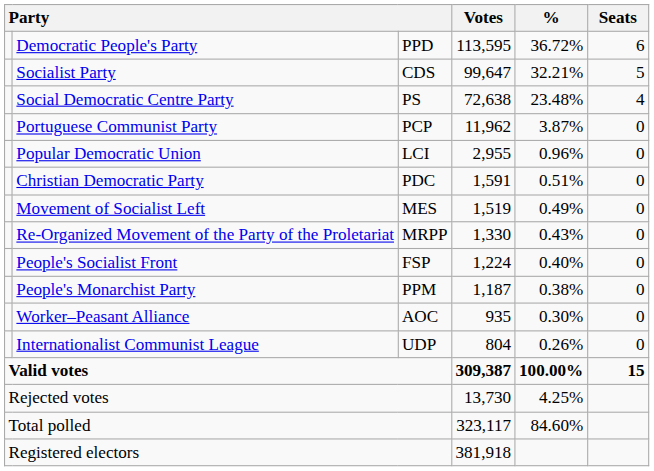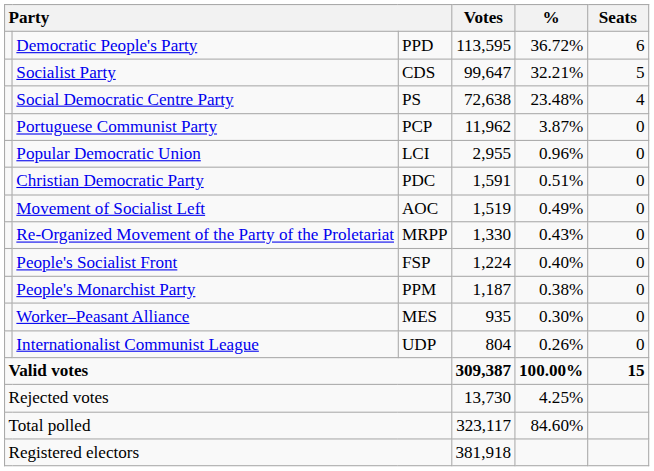(420, 208) MES -> (420, 208) AOC
(420, 316) AOC -> (420, 316) MES
